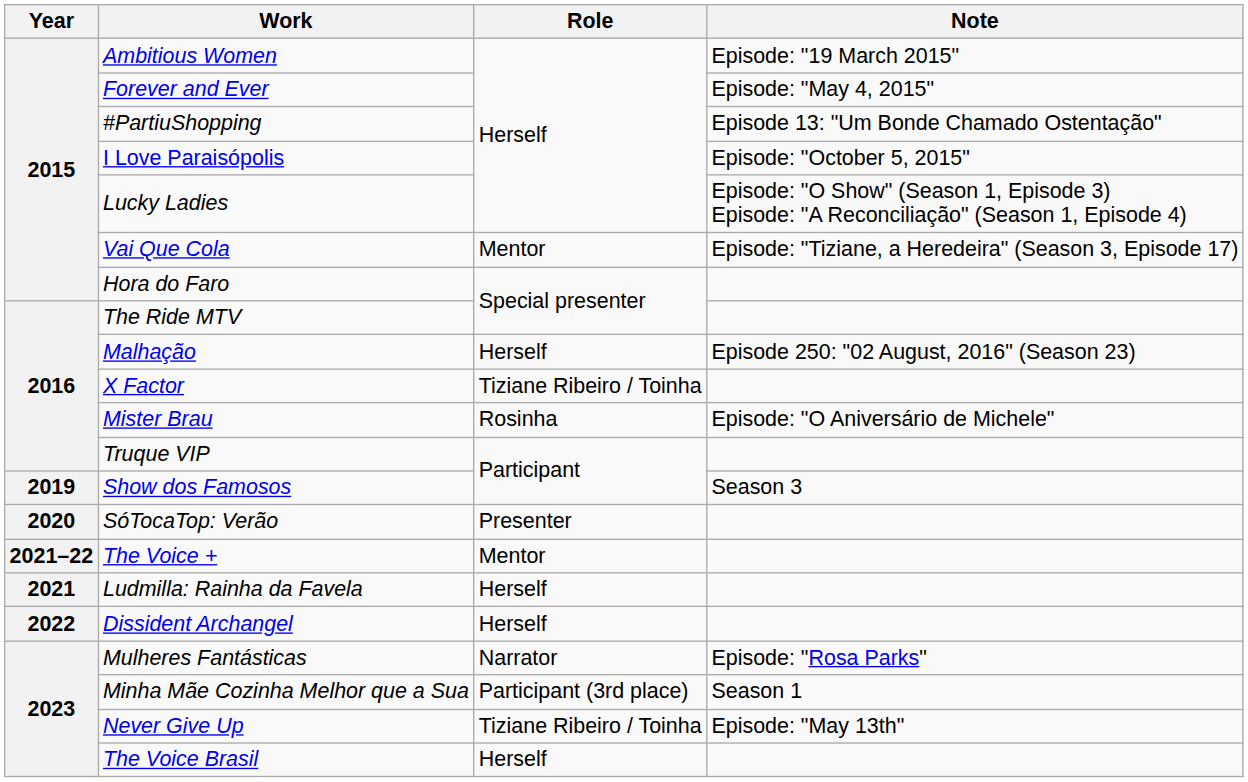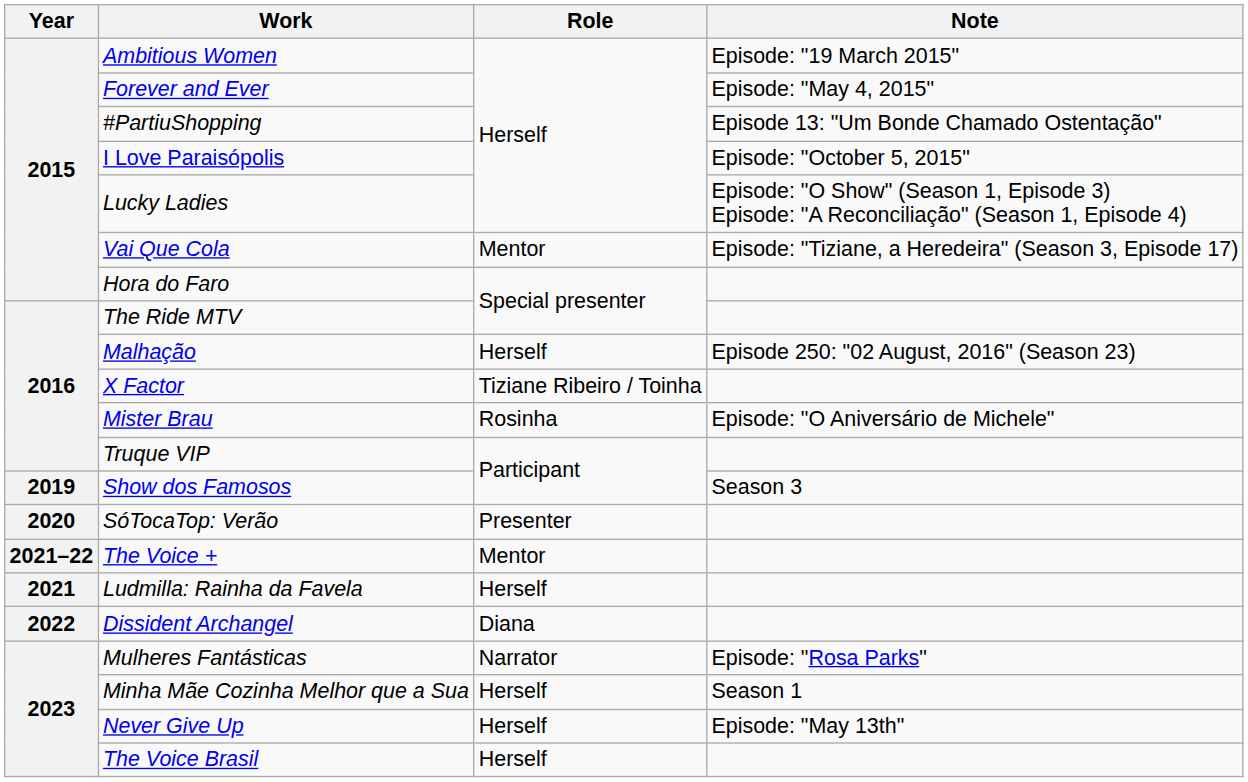(513, 623) Herself -> (507, 623) Diana
(584, 691) Participant (3rd place) -> (513, 691) Herself
(590, 725) Tiziane Ribeiro / Toinha -> (513, 725) Herself
